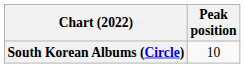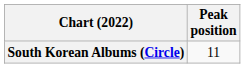(214, 52) 10 -> (214, 52) 11
